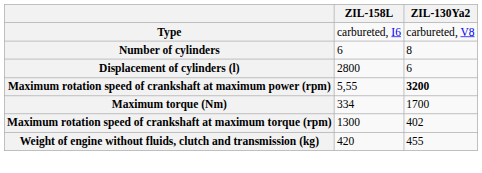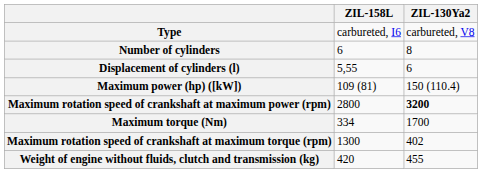(349, 68) 2800 -> (347, 68) 5,55
+ row: (169, 86)
(347, 86) 5,55 -> (349, 104) 2800
